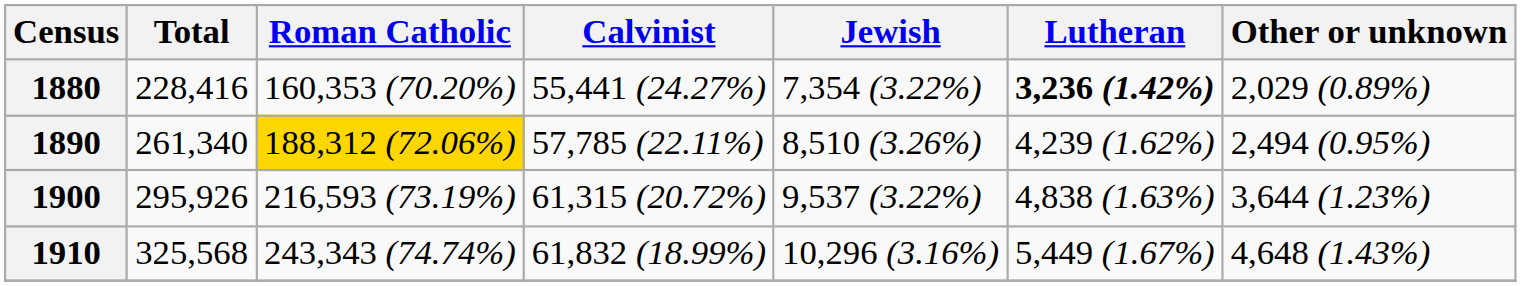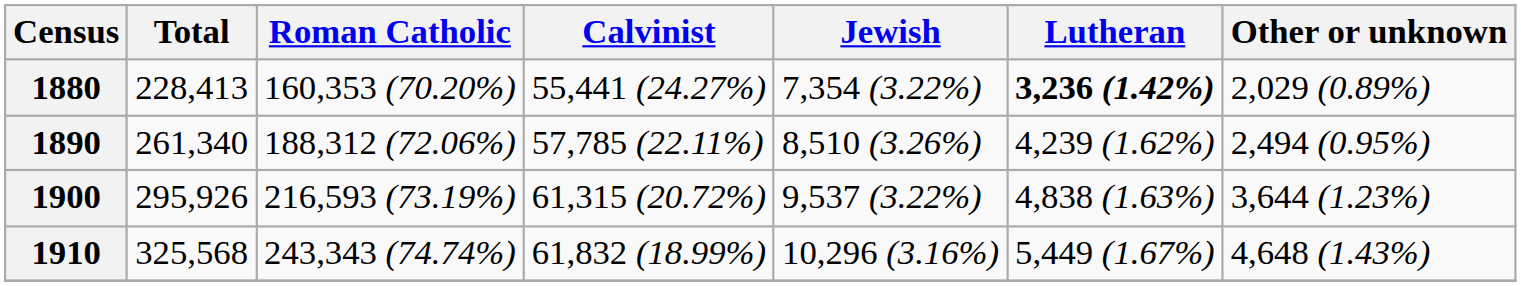(192, 87) 228,416 -> (192, 87) 228,413
(390, 142) gold background -> (390, 142) no background
